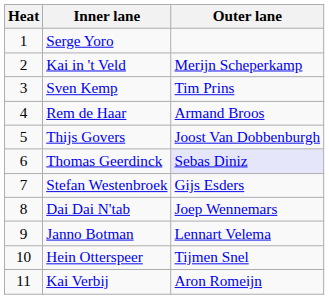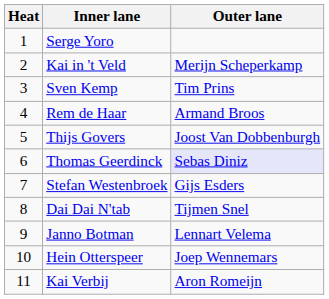(226, 209) Joep Wennemars -> (212, 209) Tijmen Snel
(212, 257) Tijmen Snel -> (226, 257) Joep Wennemars
